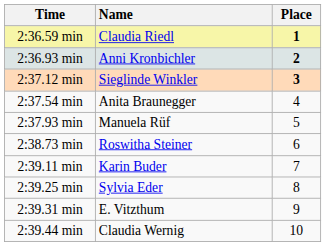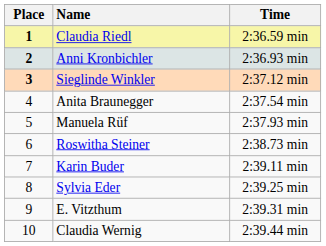columns swapped: (296, 15) <-> (50, 15)
